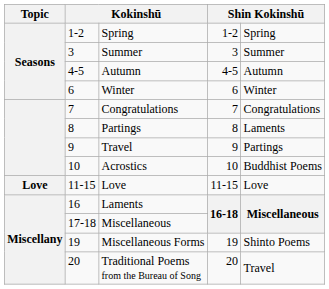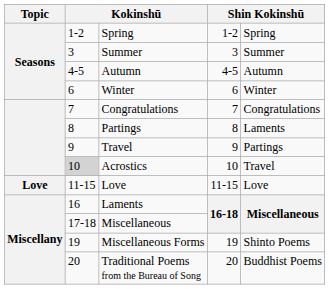(74, 166) no background -> (74, 166) lightgrey background
(283, 166) Buddhist Poems -> (259, 166) Travel
(259, 268) Travel -> (283, 261) Buddhist Poems
